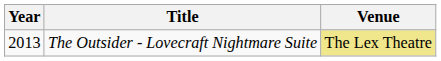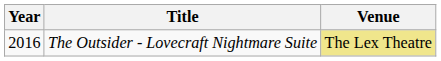(24, 42) 2013 -> (24, 42) 2016
